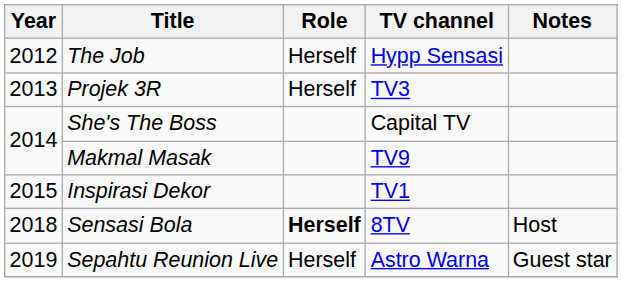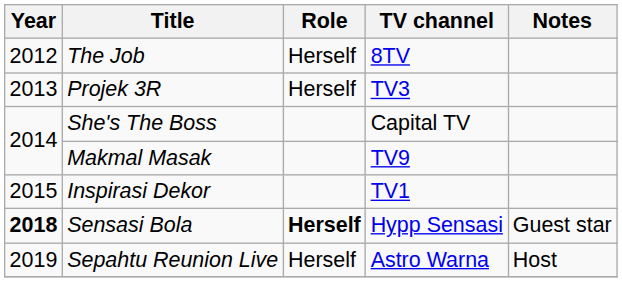(437, 55) Hypp Sensasi -> (390, 55) 8TV
(33, 225) normal -> (33, 225) bold
(390, 225) 8TV -> (437, 225) Hypp Sensasi
(535, 225) Host -> (562, 225) Guest star
(562, 259) Guest star -> (535, 259) Host
